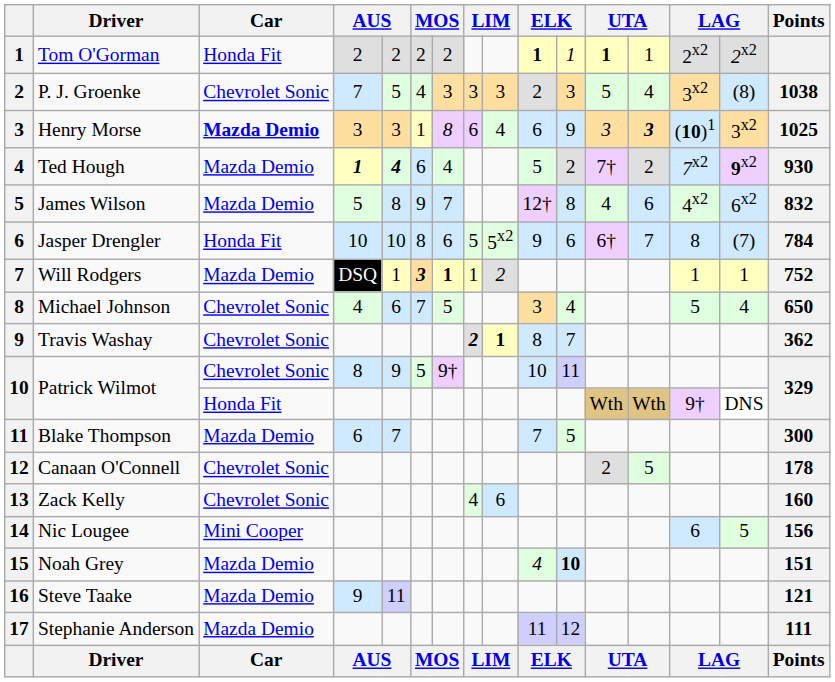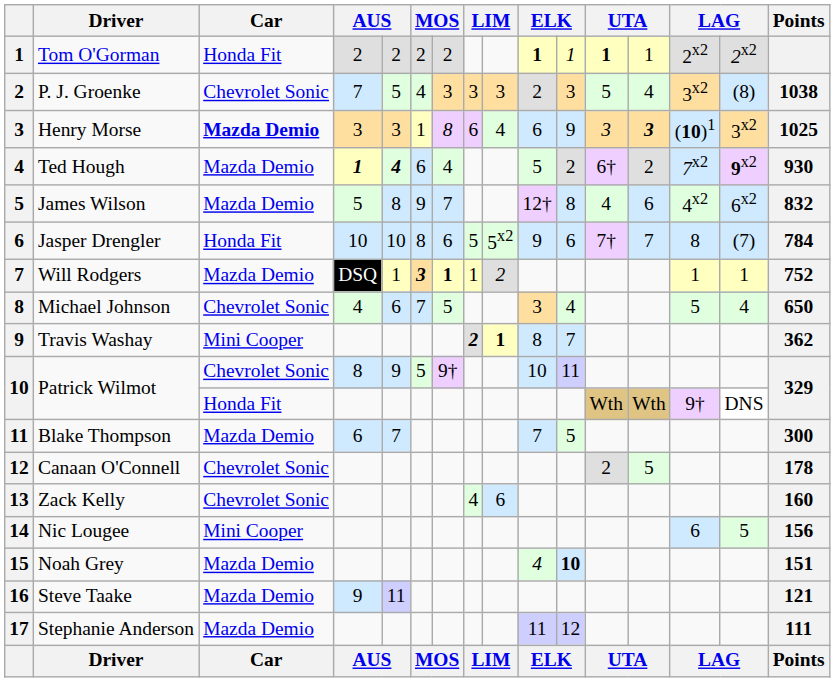(606, 166) 7† -> (606, 166) 6†
(606, 240) 6† -> (606, 240) 7†
(266, 339) Chevrolet Sonic -> (253, 339) Mini Cooper
